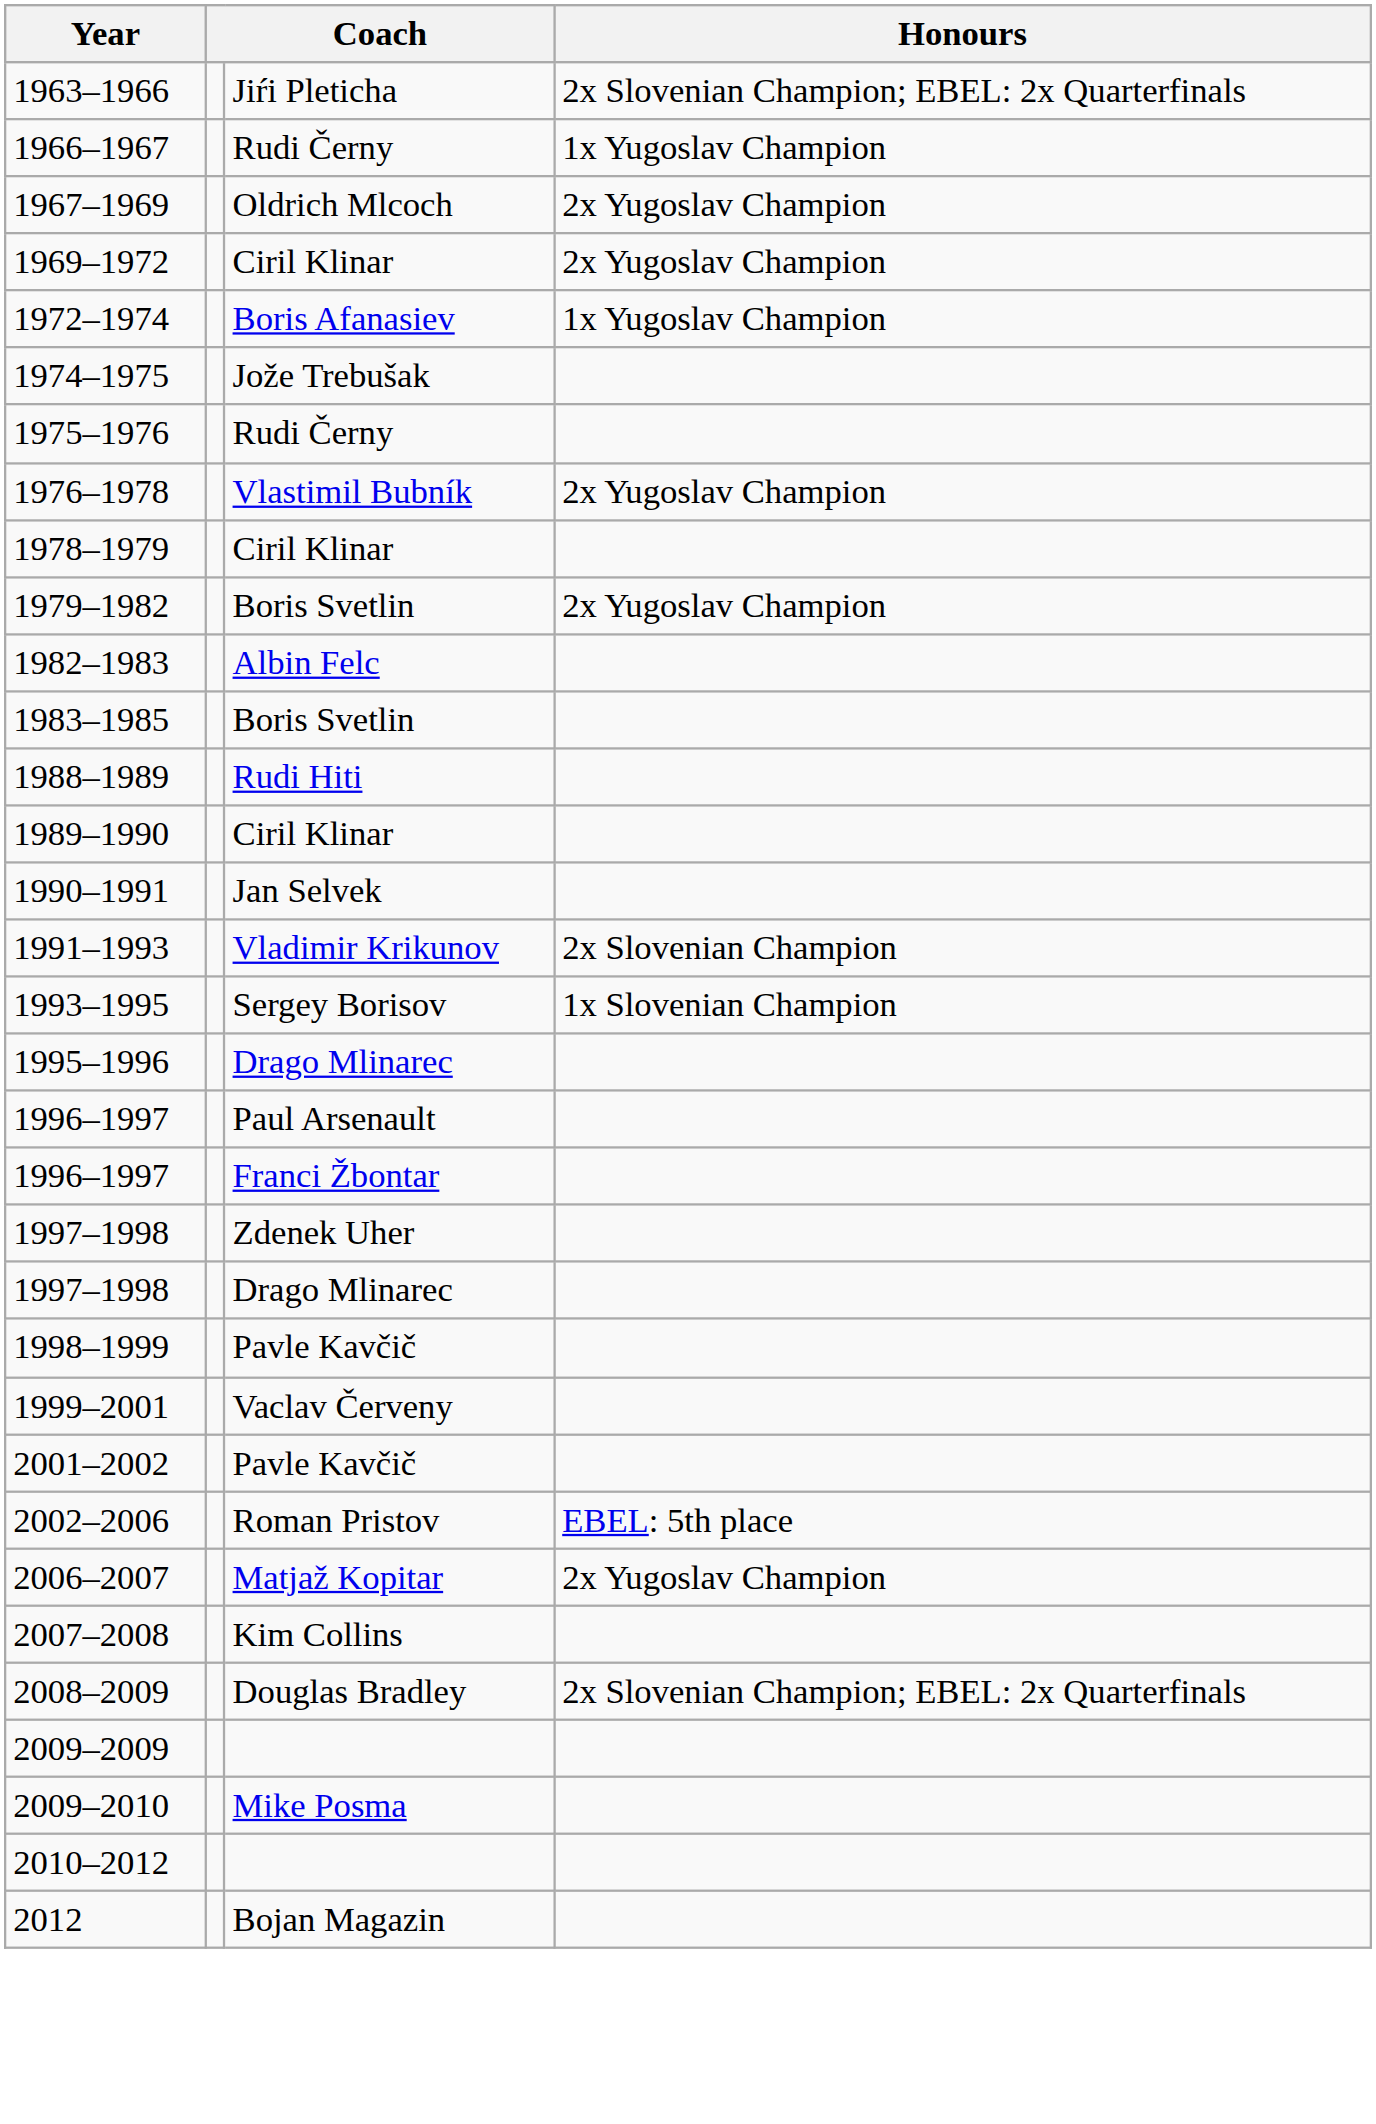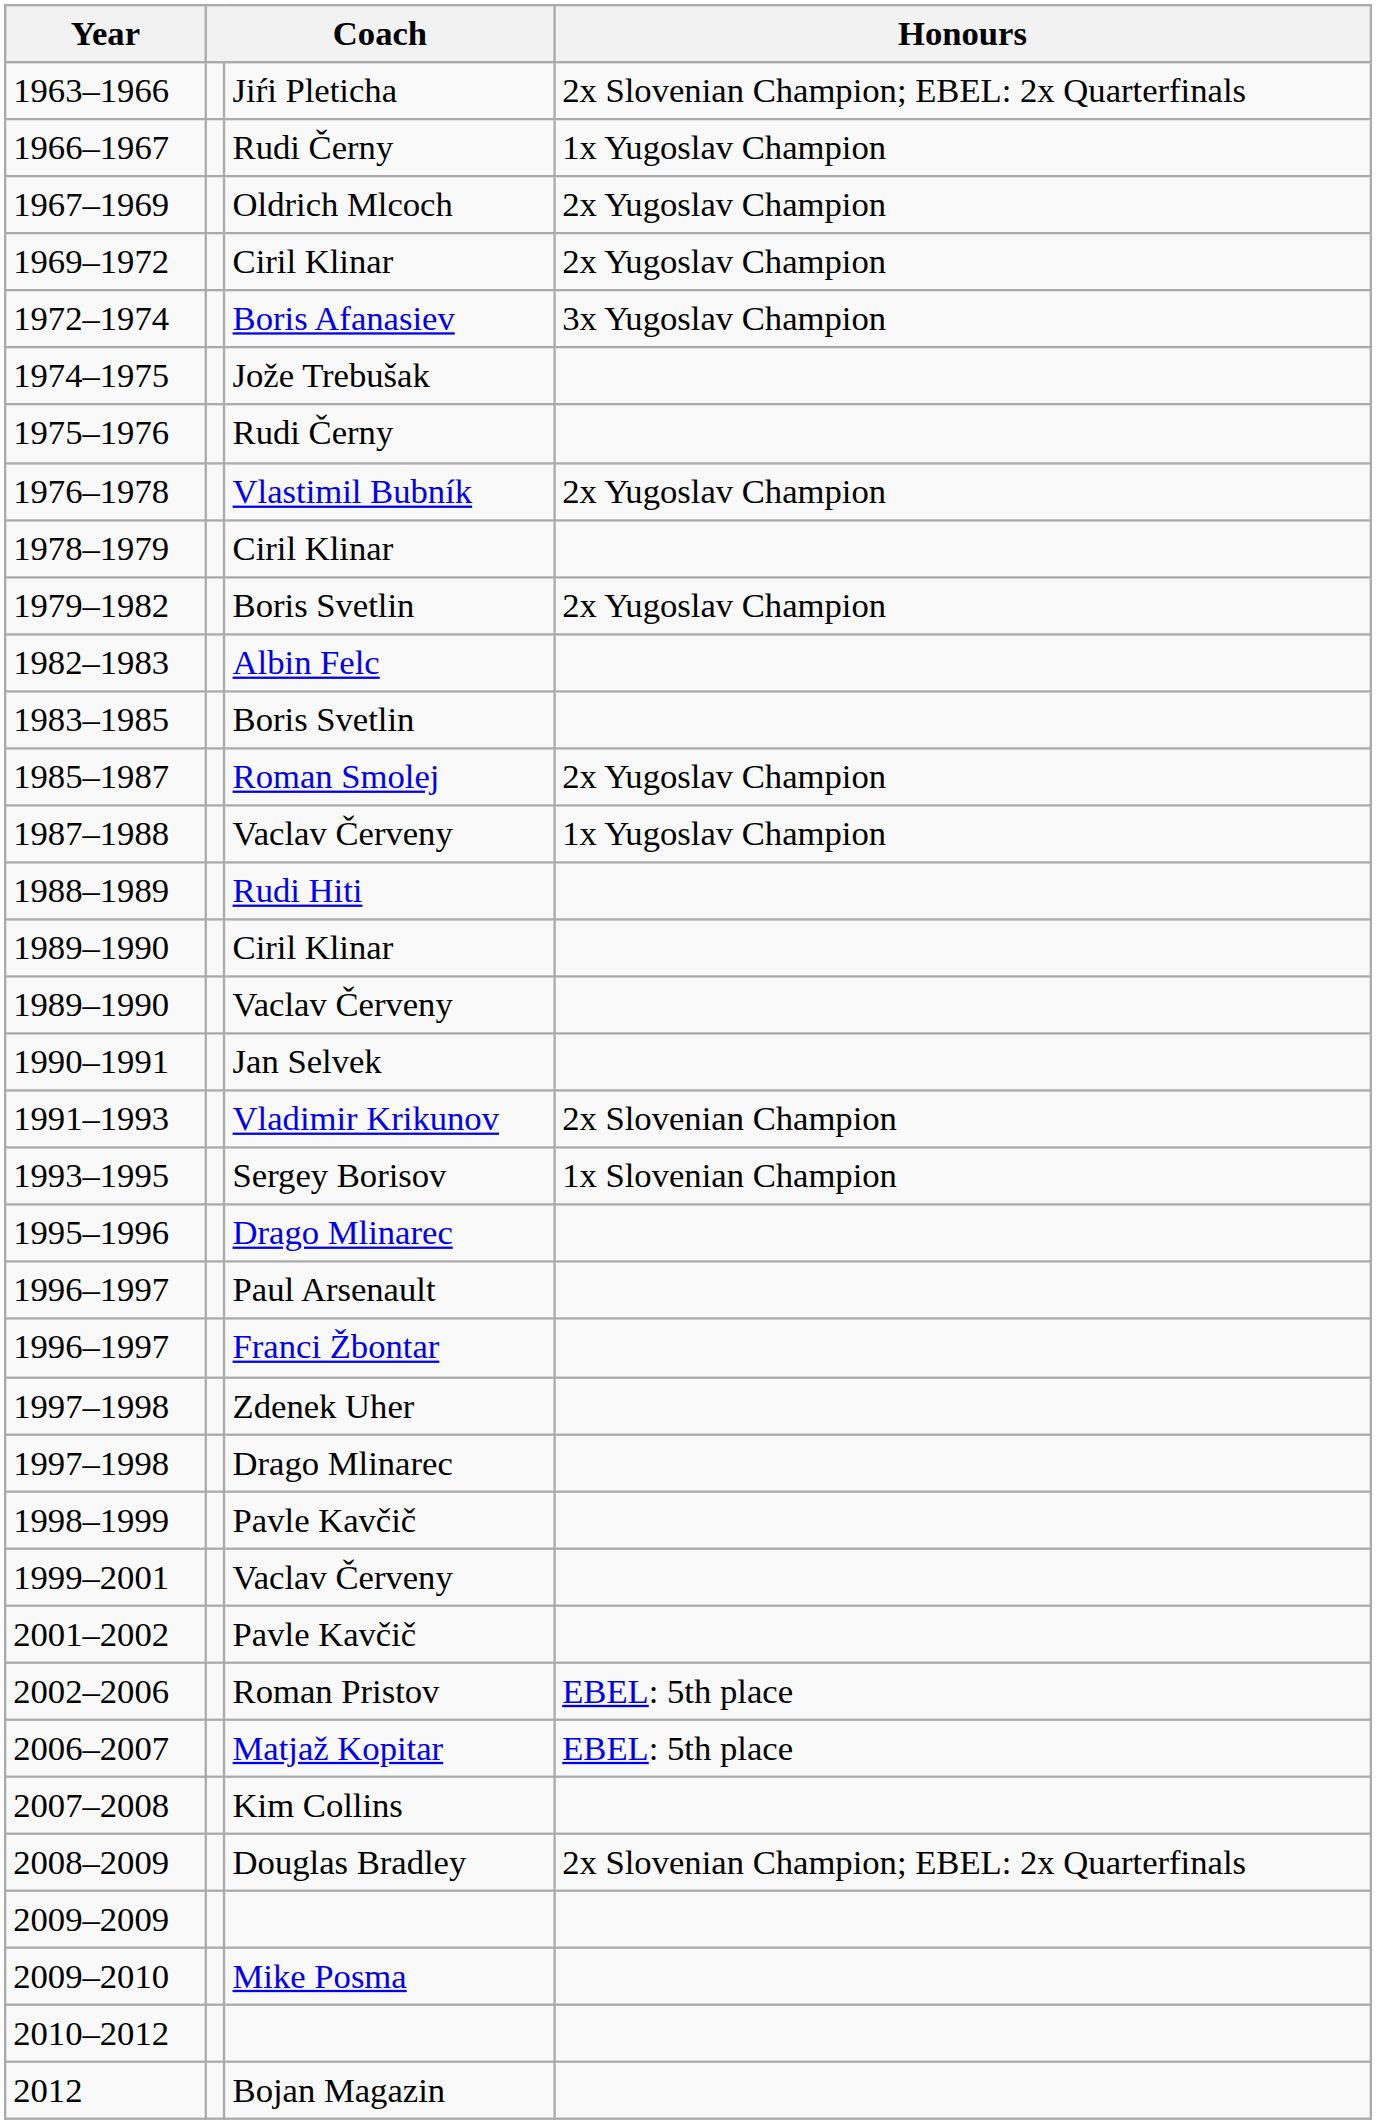(724, 318) 1x Yugoslav Champion -> (724, 318) 3x Yugoslav Champion
+ row: (91, 776)
+ row: (91, 833)
+ row: (91, 1004)
(724, 1576) 2x Yugoslav Champion -> (678, 1747) EBEL: 5th place
